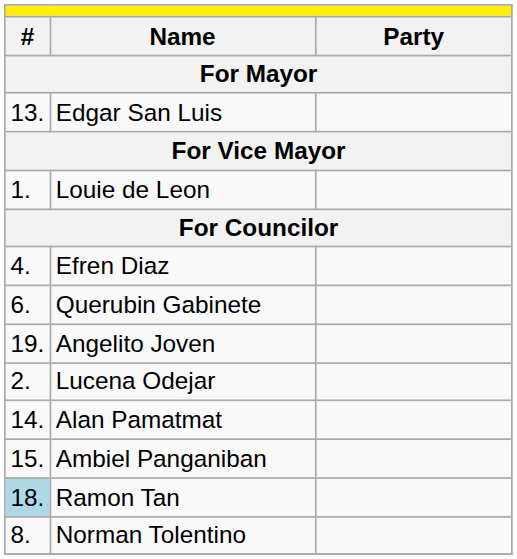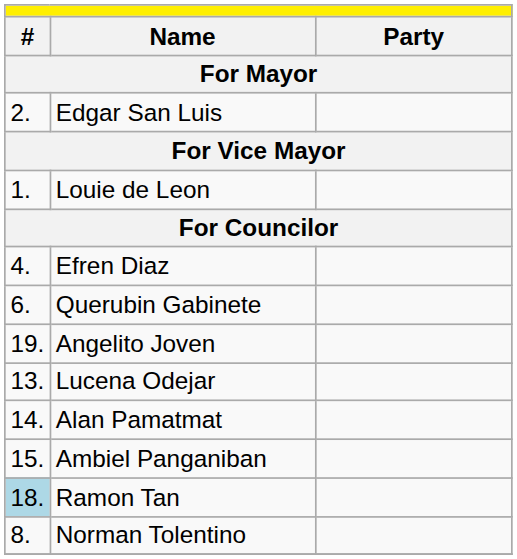(27, 113) 13. -> (21, 113) 2.
(21, 382) 2. -> (27, 382) 13.
